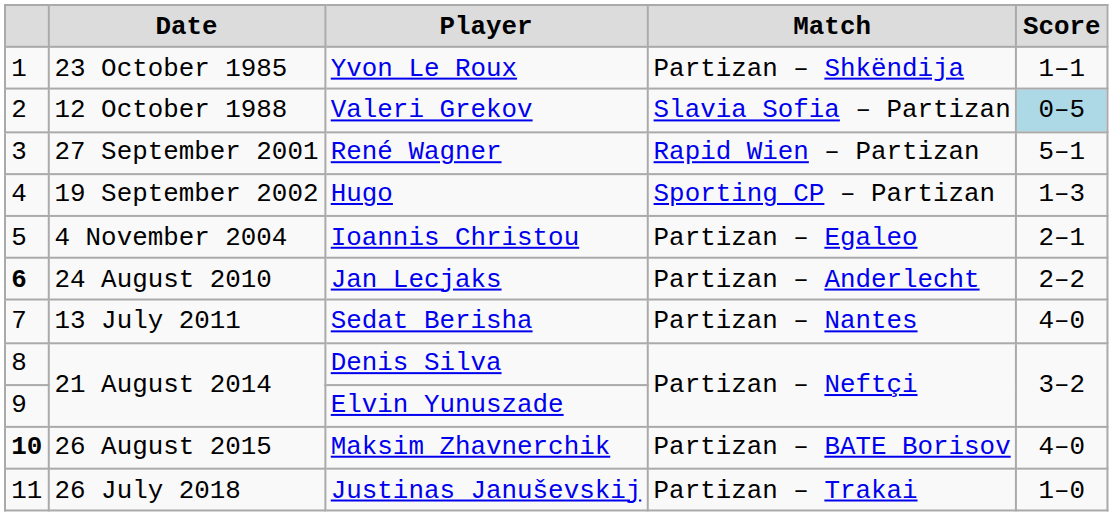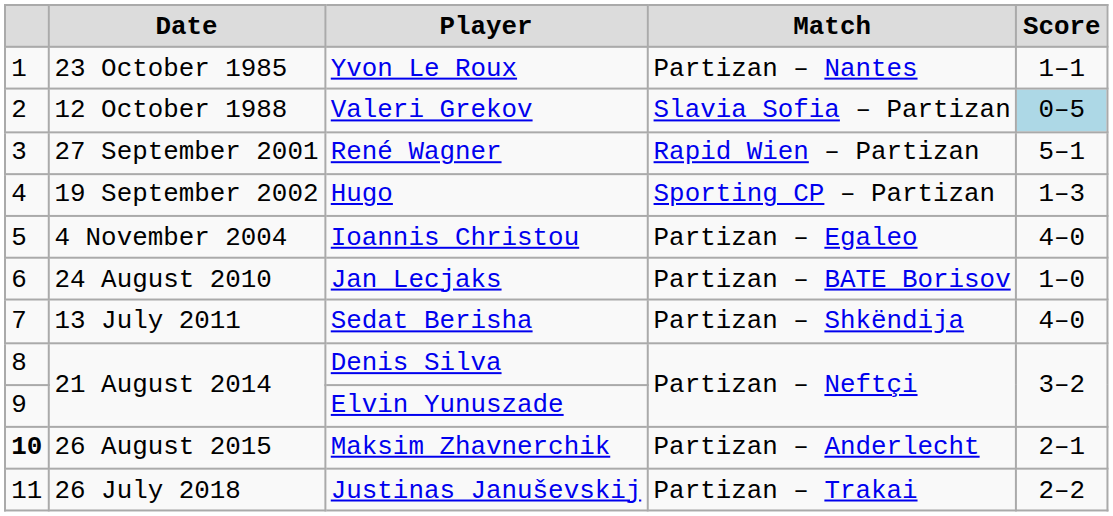(809, 68) Partizan – Shkëndija -> (786, 68) Partizan – Nantes
(1062, 237) 2–1 -> (1062, 237) 4–0
(19, 279) bold -> (19, 279) normal
(817, 279) Partizan – Anderlecht -> (832, 279) Partizan – BATE Borisov
(1062, 279) 2–2 -> (1062, 279) 1–0
(786, 321) Partizan – Nantes -> (809, 321) Partizan – Shkëndija
(832, 448) Partizan – BATE Borisov -> (817, 448) Partizan – Anderlecht
(1062, 448) 4–0 -> (1062, 448) 2–1
(1062, 490) 1–0 -> (1062, 490) 2–2
